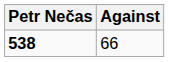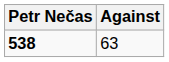(109, 43) 66 -> (109, 43) 63
